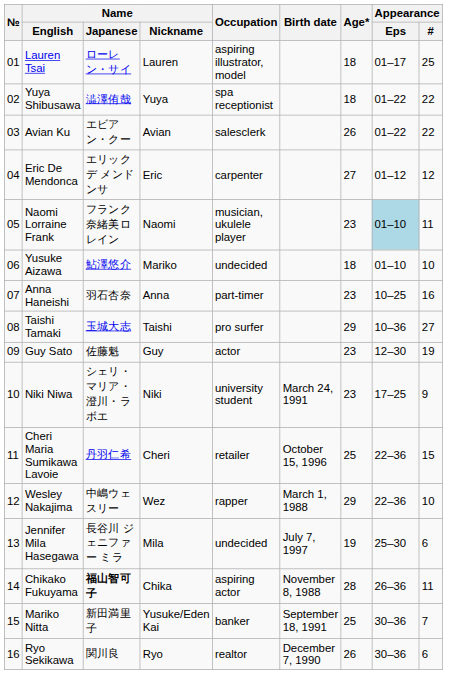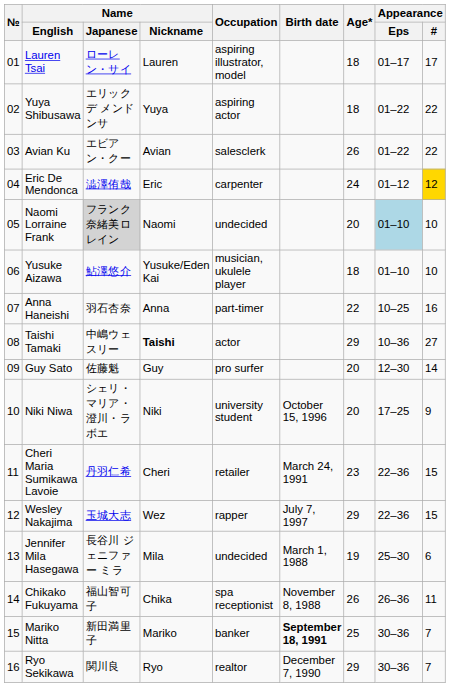(428, 62) 25 -> (431, 62) 17
(108, 99) 澁澤侑哉 -> (110, 108) エリック デ メンドンサ
(244, 99) spa receptionist -> (235, 109) aspiring actor
(110, 174) エリック デ メンドンサ -> (108, 184) 澁澤侑哉
(350, 174) 27 -> (353, 184) 24
(428, 174) no background -> (431, 184) gold background
(108, 224) no background -> (108, 224) lightgrey background
(239, 224) musician, ukulele player -> (241, 224) undecided
(350, 224) 23 -> (353, 224) 20
(428, 224) 11 -> (431, 224) 10
(160, 265) Mariko -> (176, 271) Yusuke/Eden Kai
(241, 265) undecided -> (239, 271) musician, ukulele player
(350, 296) 23 -> (353, 308) 22
(108, 326) 玉城大志 -> (108, 341) 中嶋ウェスリー
(157, 326) normal -> (159, 341) bold
(239, 326) pro surfer -> (228, 341) actor
(228, 352) actor -> (239, 369) pro surfer
(350, 352) 23 -> (353, 369) 20
(428, 352) 19 -> (431, 369) 14
(308, 394) March 24, 1991 -> (305, 411) October 15, 1996
(350, 394) 23 -> (353, 411) 20
(305, 455) October 15, 1996 -> (308, 472) March 24, 1991
(350, 455) 25 -> (353, 472) 23
(108, 500) 中嶋ウェスリー -> (108, 515) 玉城大志
(305, 501) March 1, 1988 -> (299, 516) July 7, 1997
(428, 501) 10 -> (431, 516) 15
(299, 543) July 7, 1997 -> (305, 556) March 1, 1988
(108, 585) bold -> (108, 598) normal
(235, 586) aspiring actor -> (244, 598) spa receptionist
(350, 586) 28 -> (353, 598) 26
(176, 621) Yusuke/Eden Kai -> (160, 634) Mariko
(310, 621) normal -> (312, 634) bold
(350, 654) 26 -> (353, 666) 29
(425, 654) 6 -> (428, 666) 7
